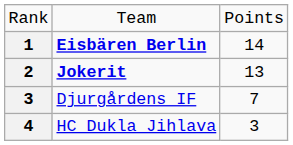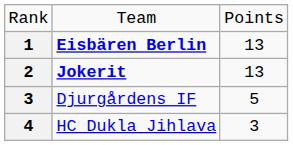(254, 45) 14 -> (254, 45) 13
(254, 100) 7 -> (254, 100) 5
